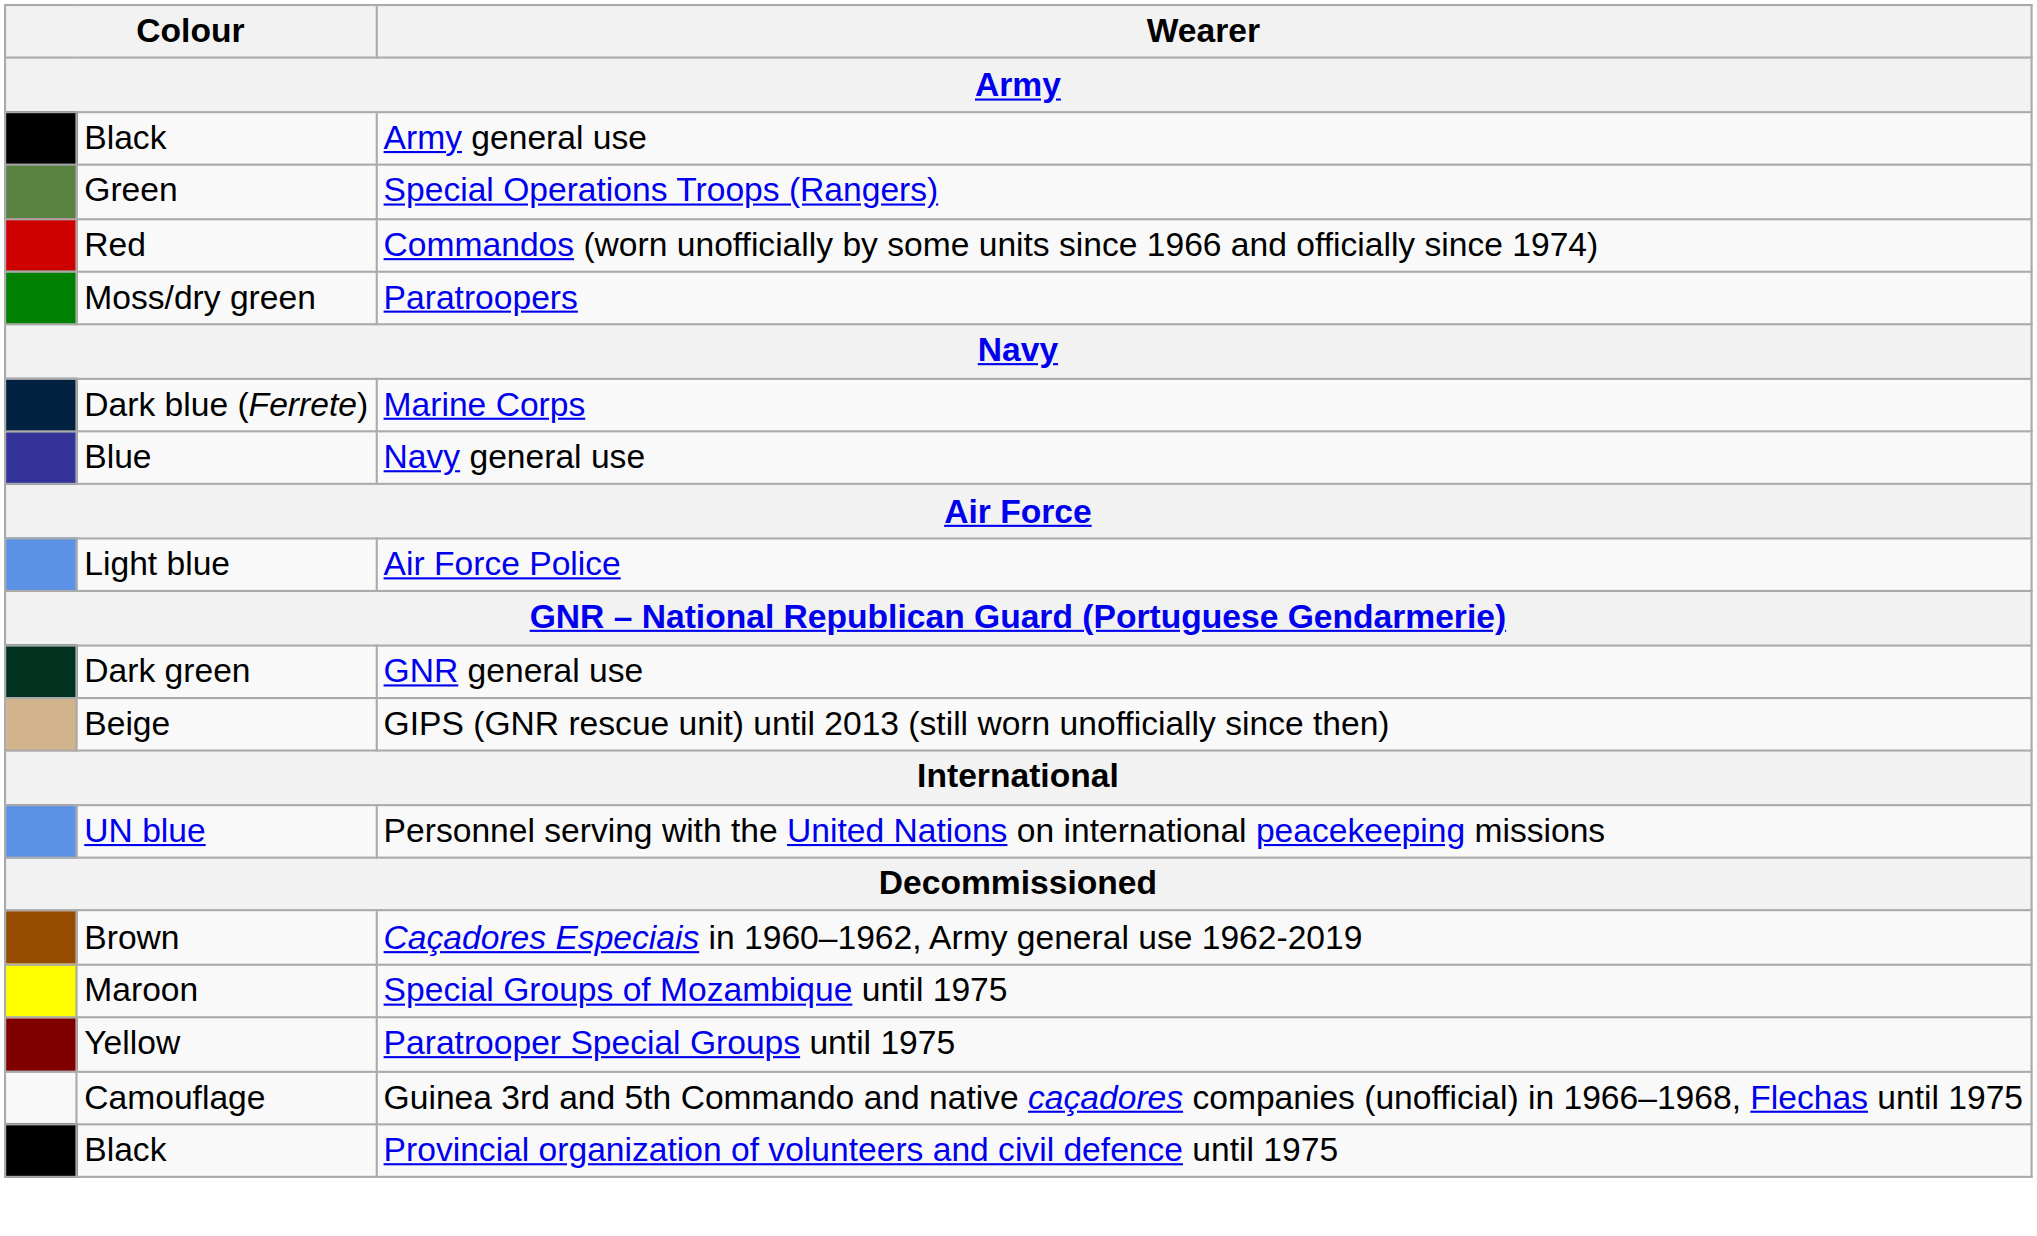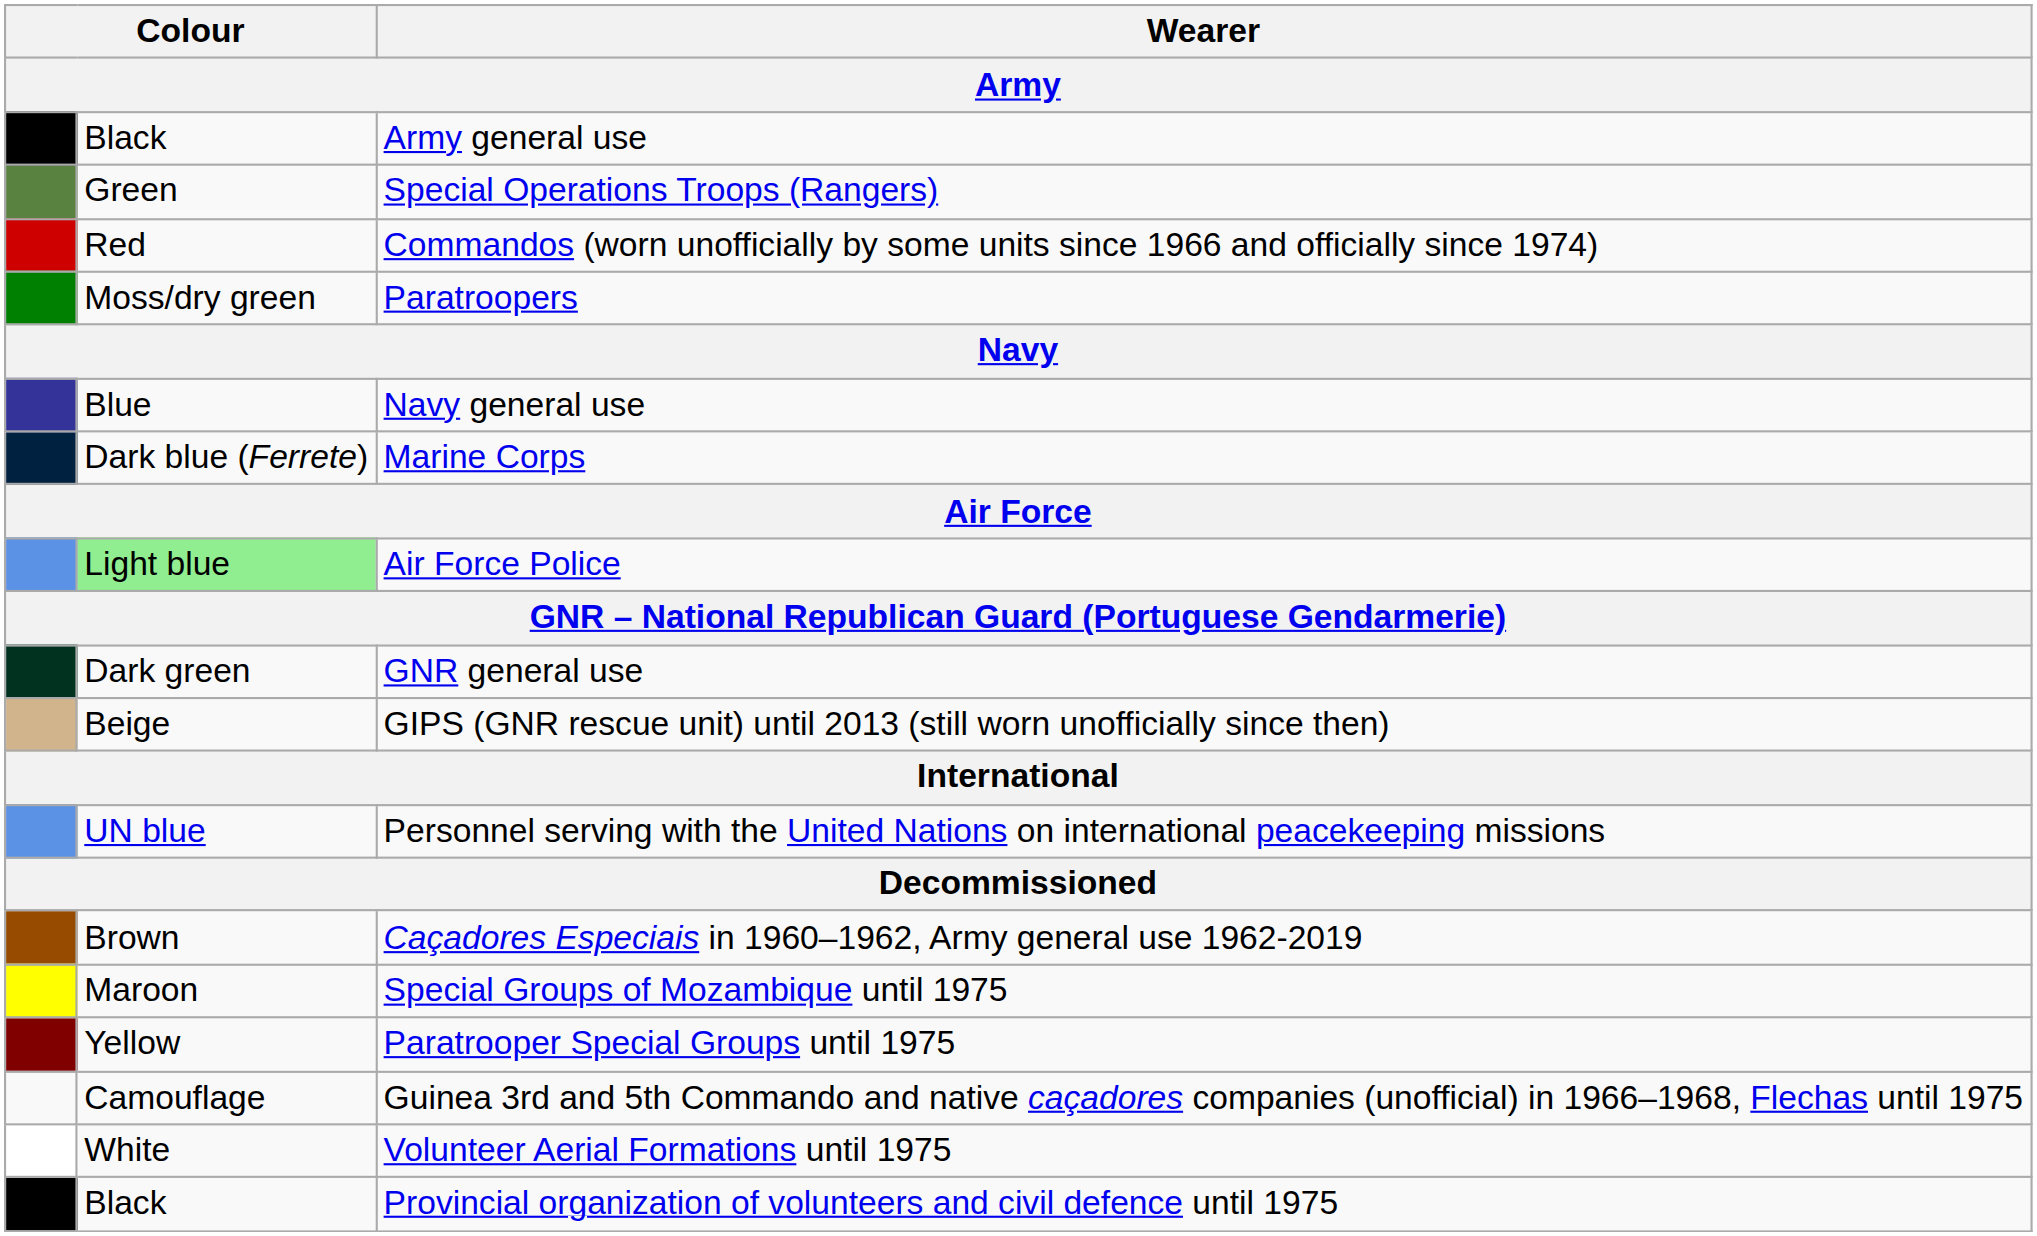rows swapped: (514, 457) <-> (484, 404)
(157, 564) no background -> (157, 564) lightgreen background
+ row: (668, 1150)
